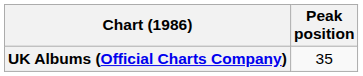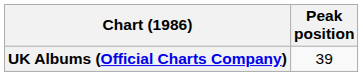(324, 58) 35 -> (324, 58) 39
